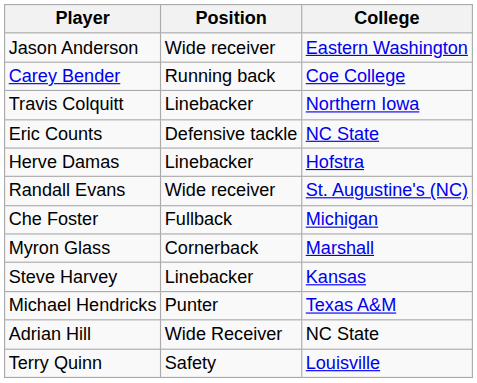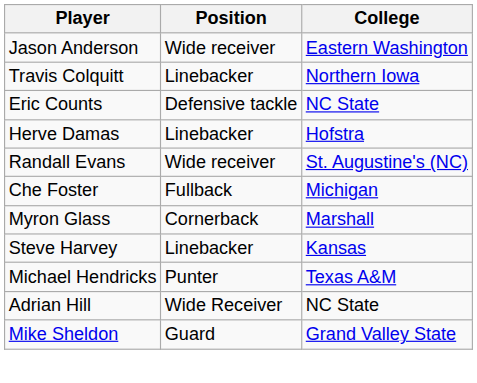- row: (65, 76)
- row: (55, 362)
+ row: (64, 334)
